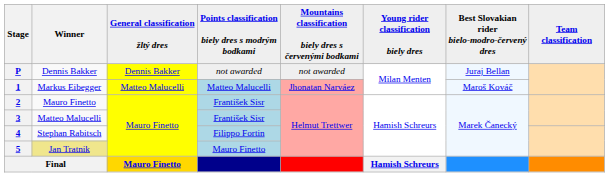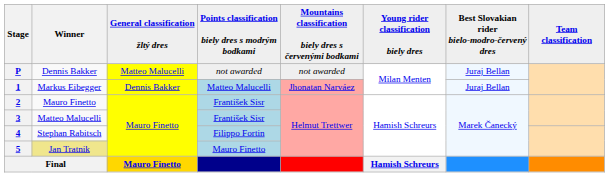(152, 72) Dennis Bakker -> (152, 72) Matteo Malucelli
(152, 87) Matteo Malucelli -> (152, 87) Dennis Bakker
(488, 87) Maroš Kováč -> (488, 87) Juraj Bellan
